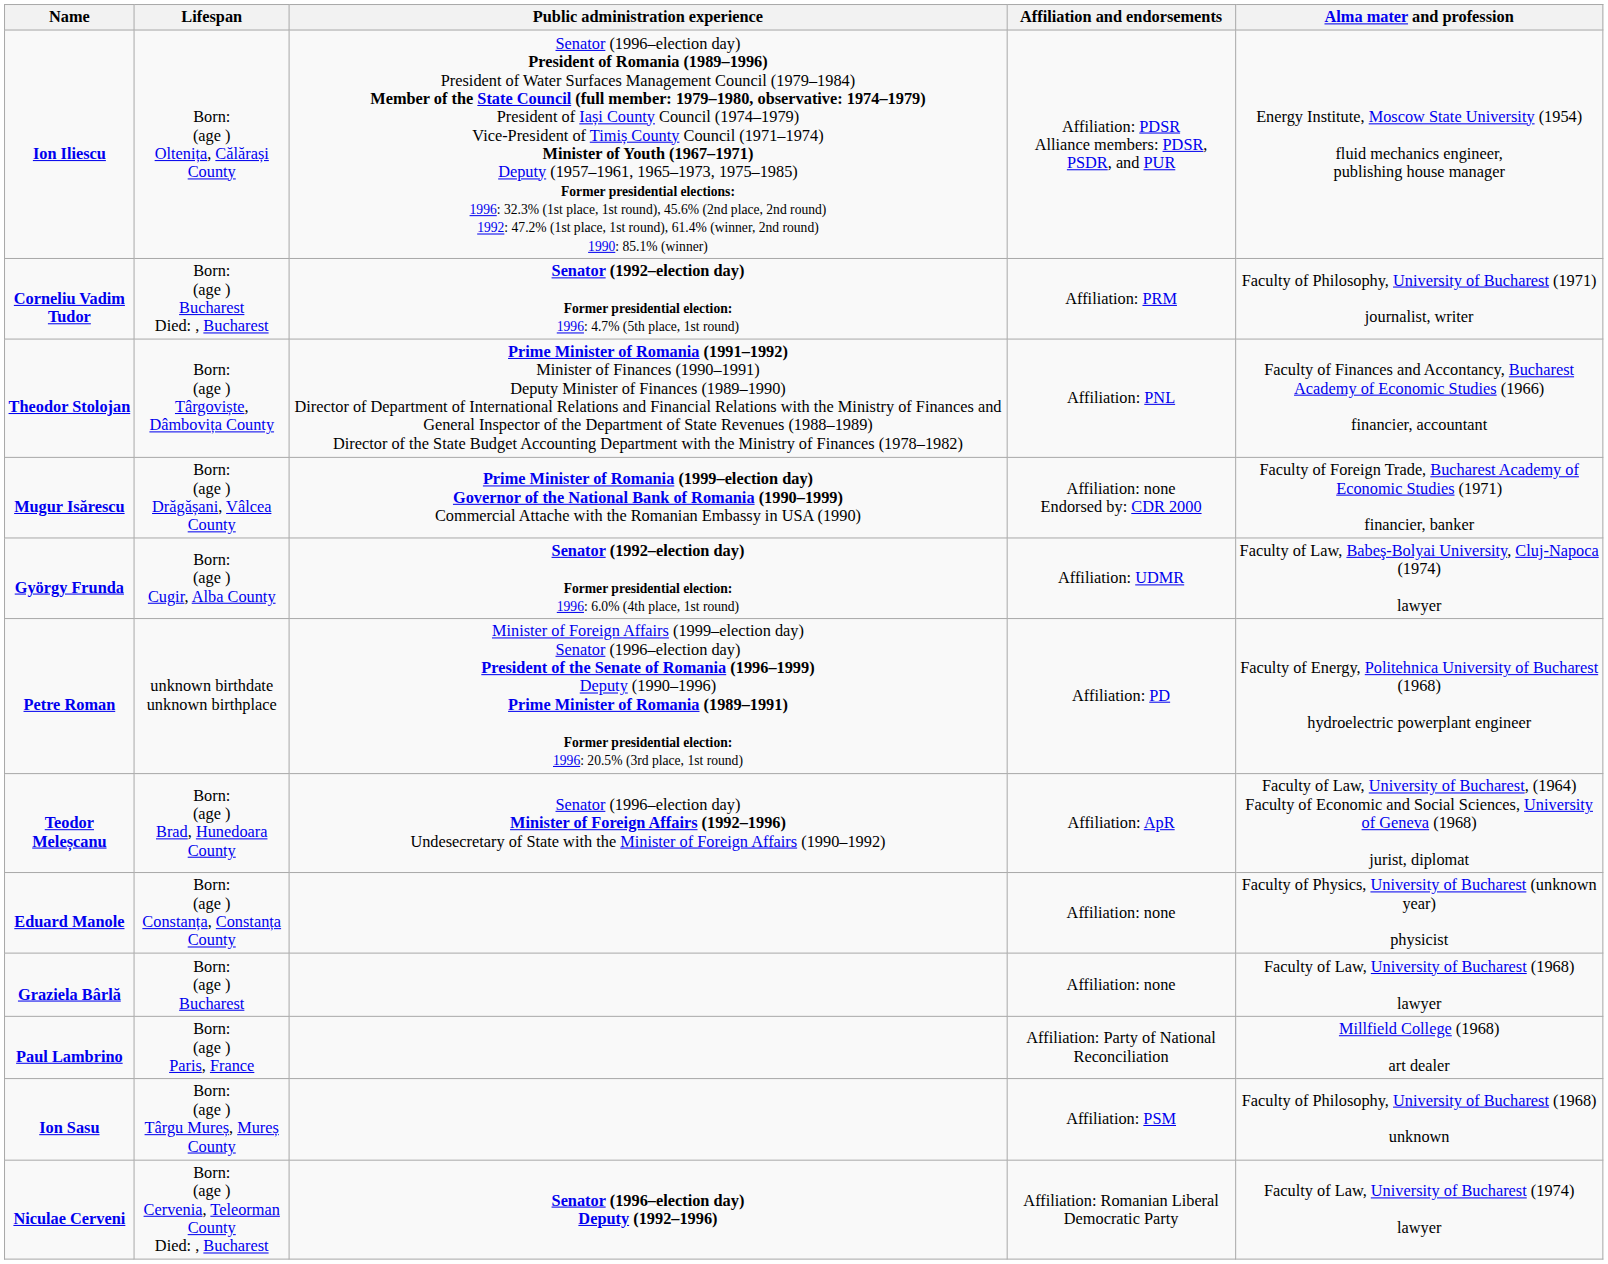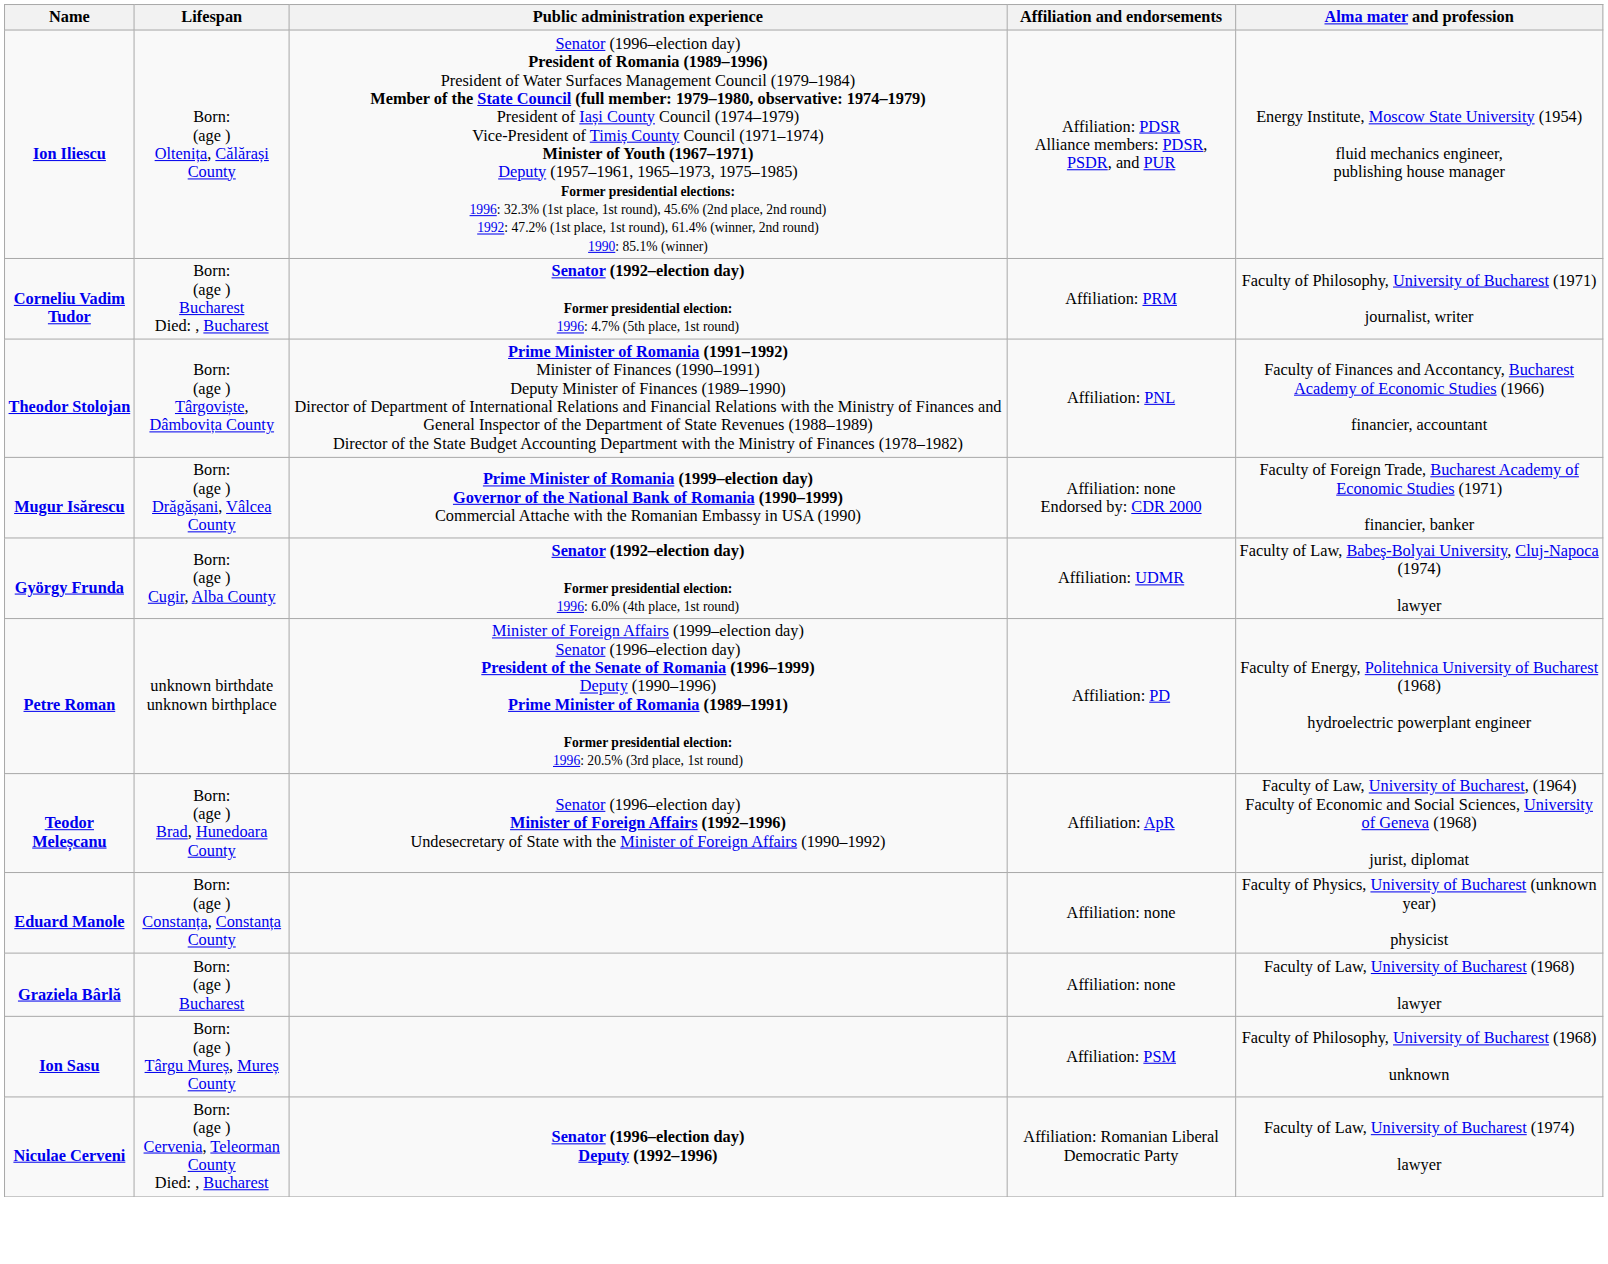- row: (69, 1056)
